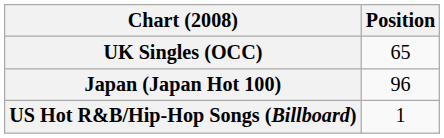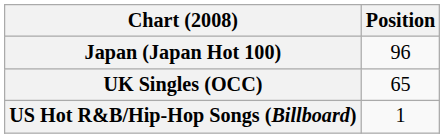rows swapped: (183, 84) <-> (183, 52)
